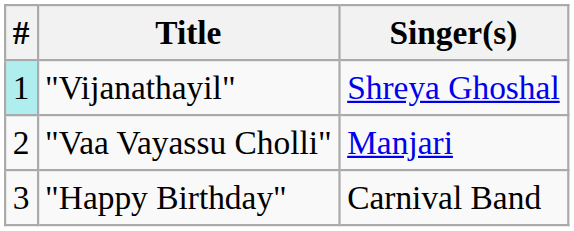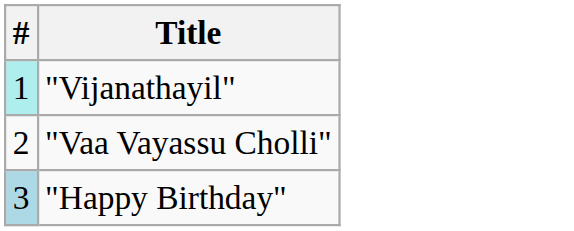- column: (453, 32)
(21, 197) no background -> (21, 197) lightblue background
